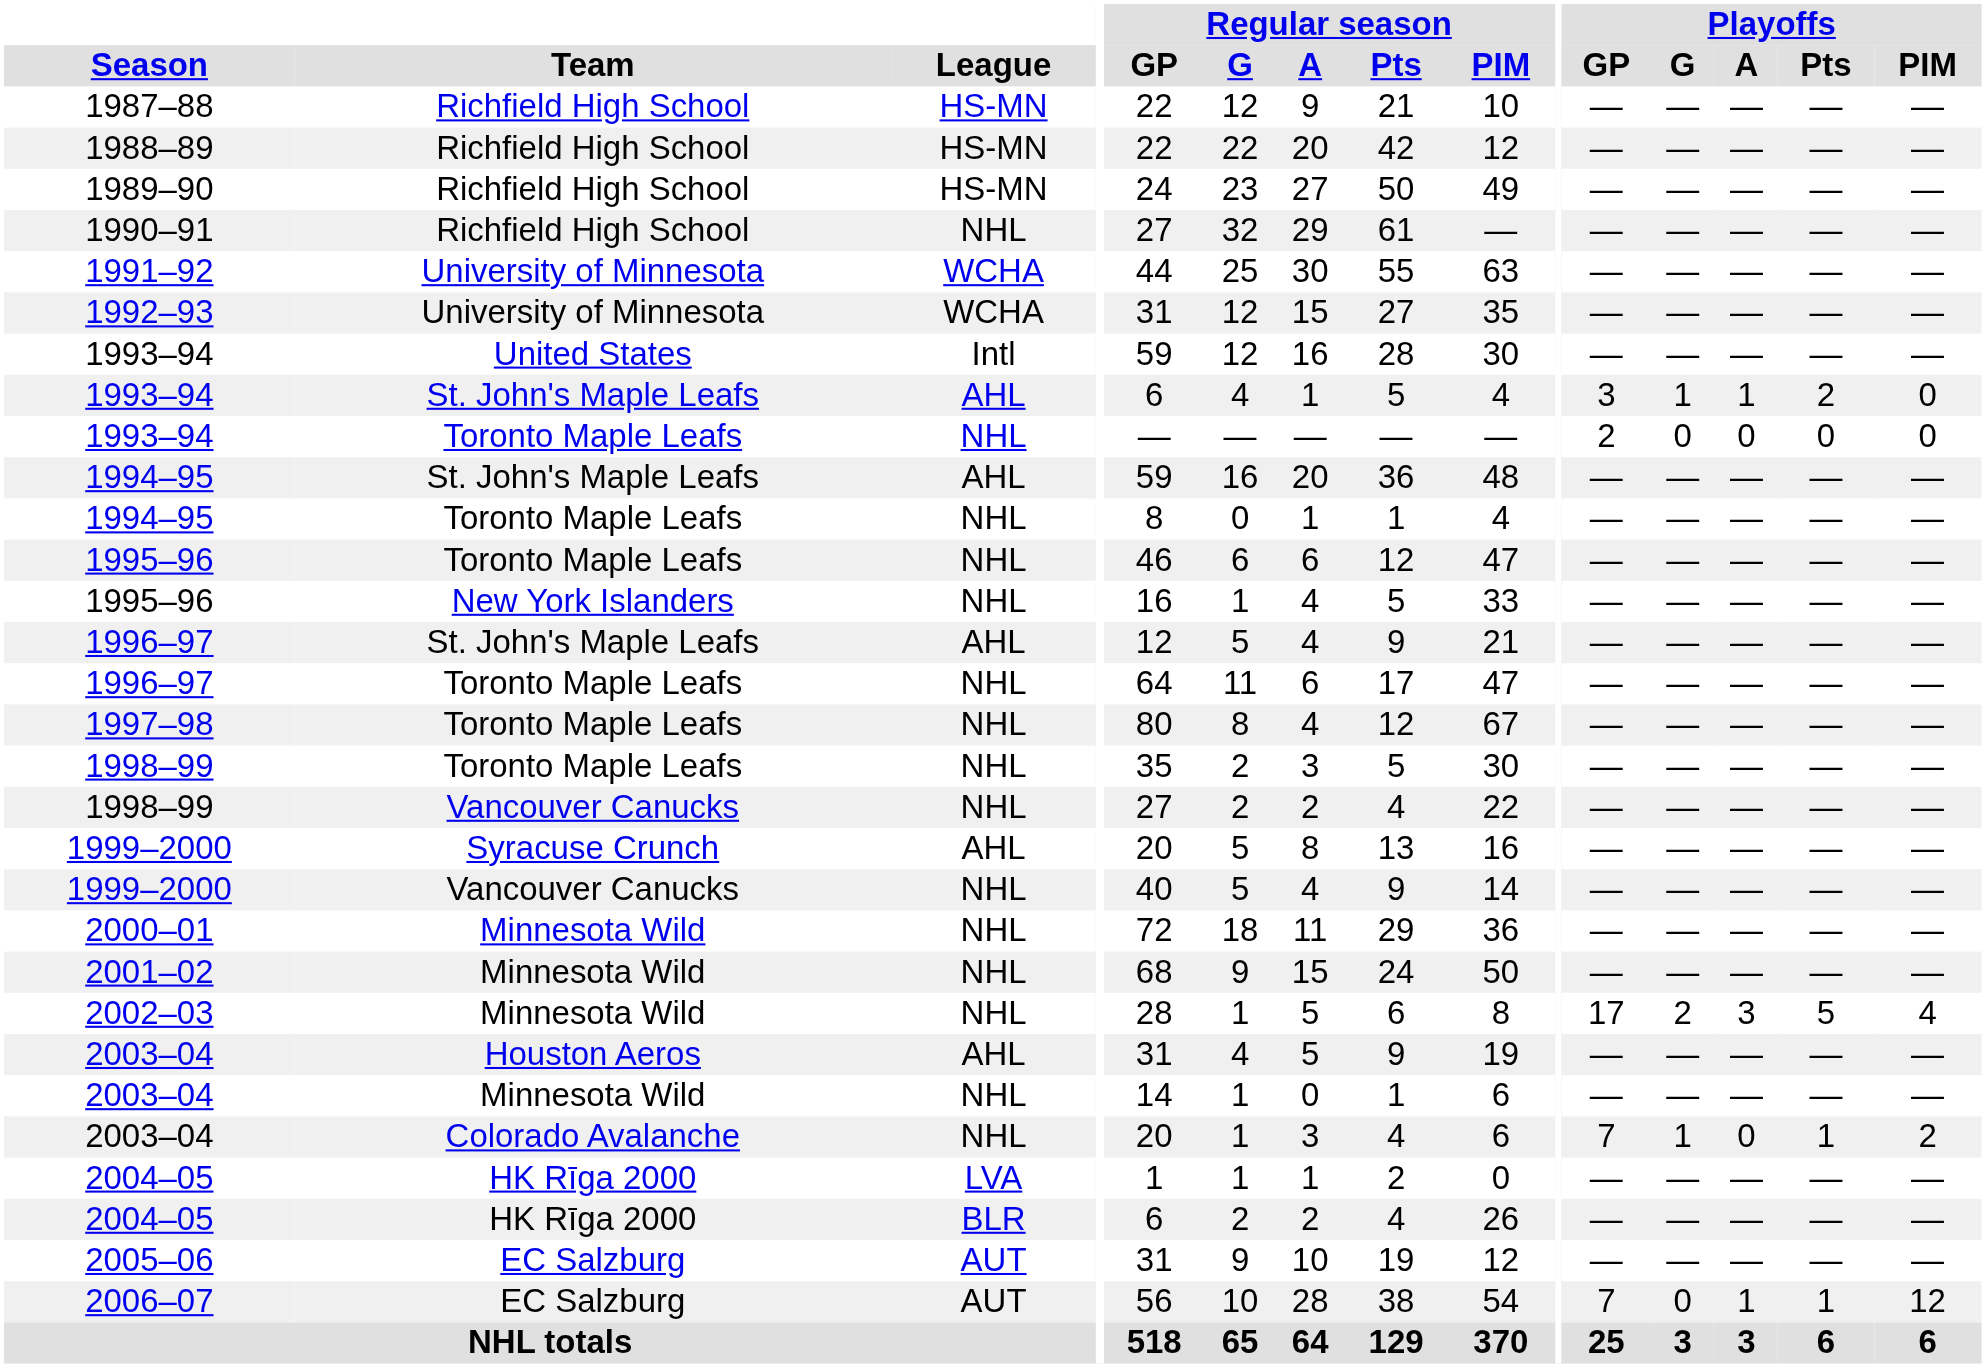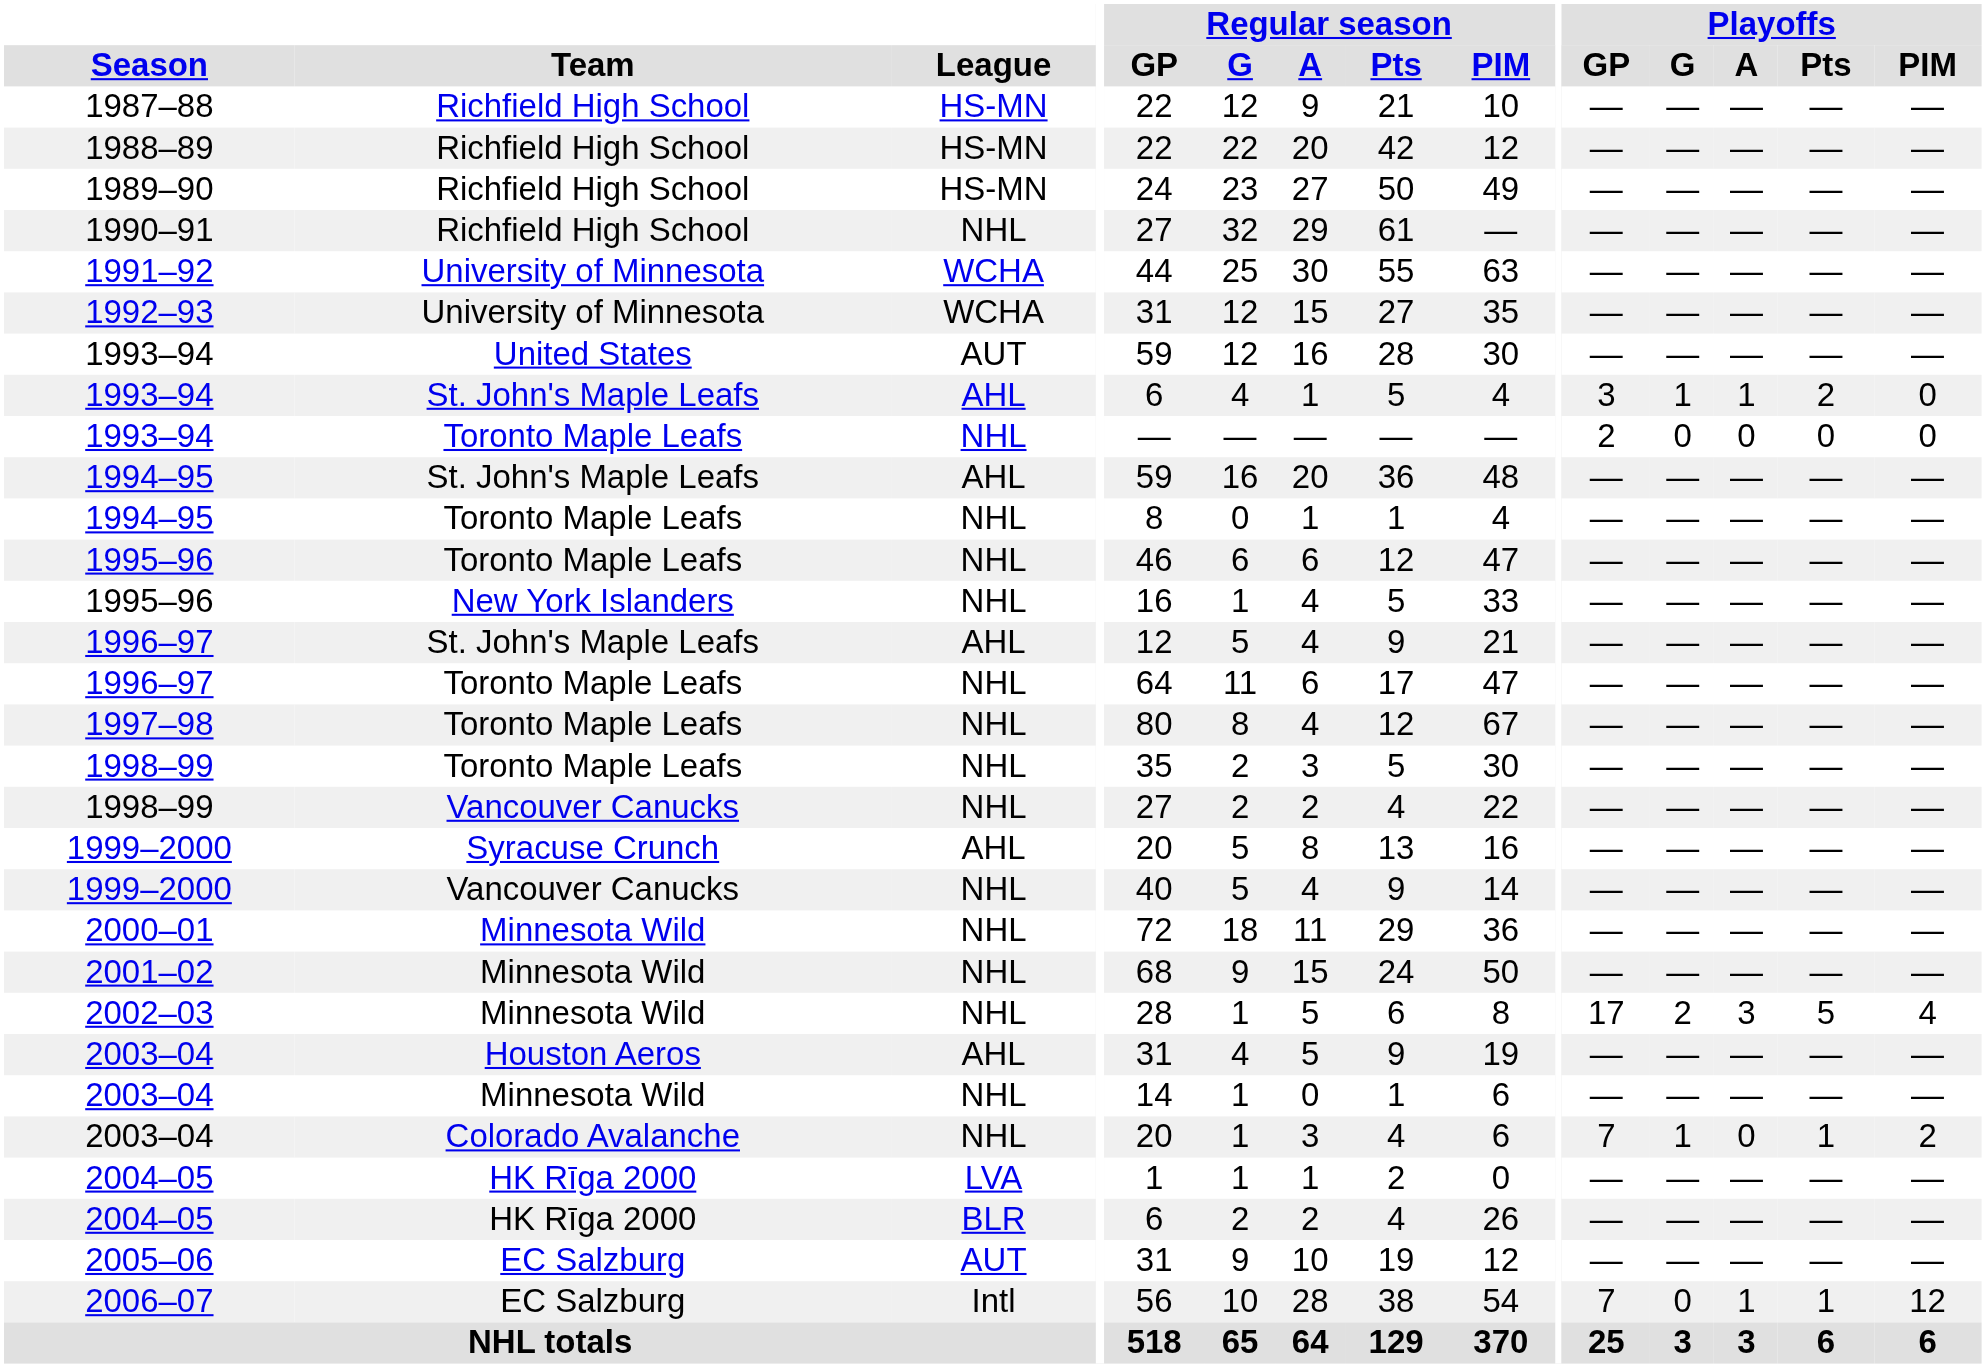(994, 353) Intl -> (994, 353) AUT
(994, 1301) AUT -> (994, 1301) Intl
